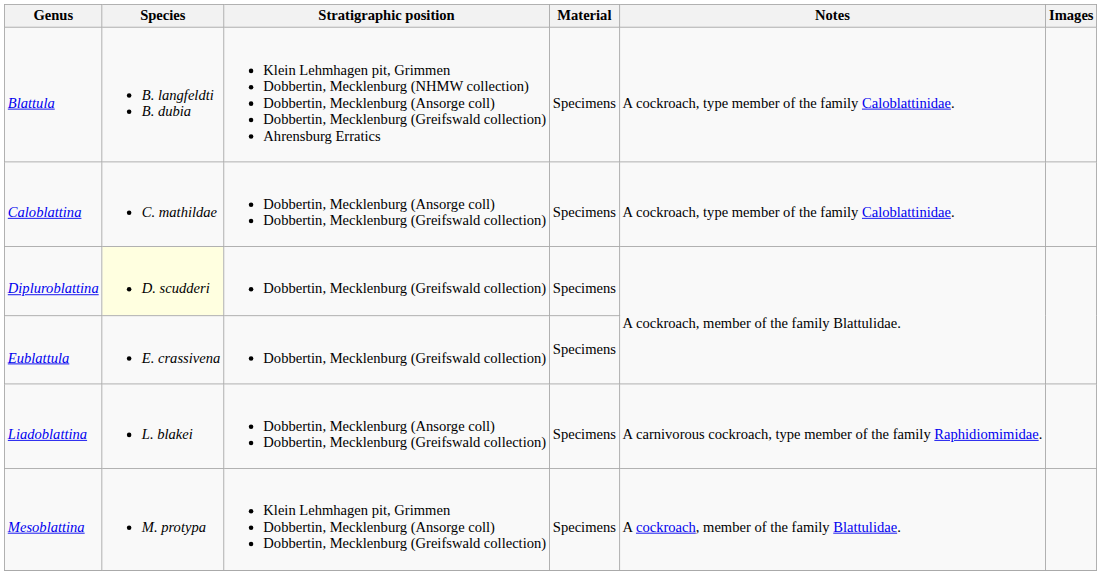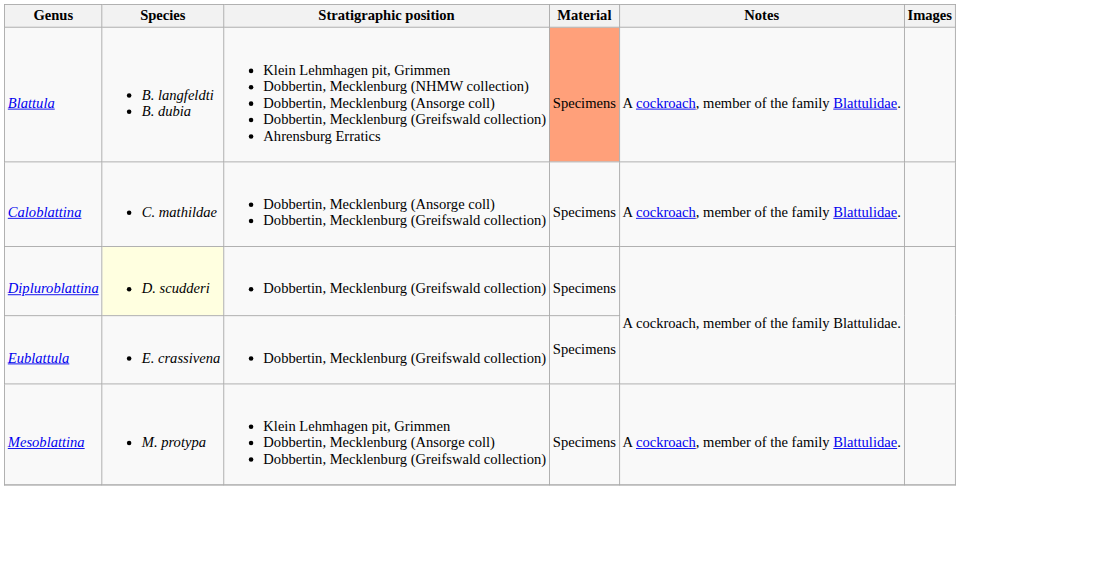(584, 102) no background -> (584, 102) lightsalmon background
(789, 102) A cockroach, type member of the family Caloblattinidae. -> (762, 102) A cockroach, member of the family Blattulidae.
(789, 212) A cockroach, type member of the family Caloblattinidae. -> (762, 212) A cockroach, member of the family Blattulidae.
- row: (47, 434)
